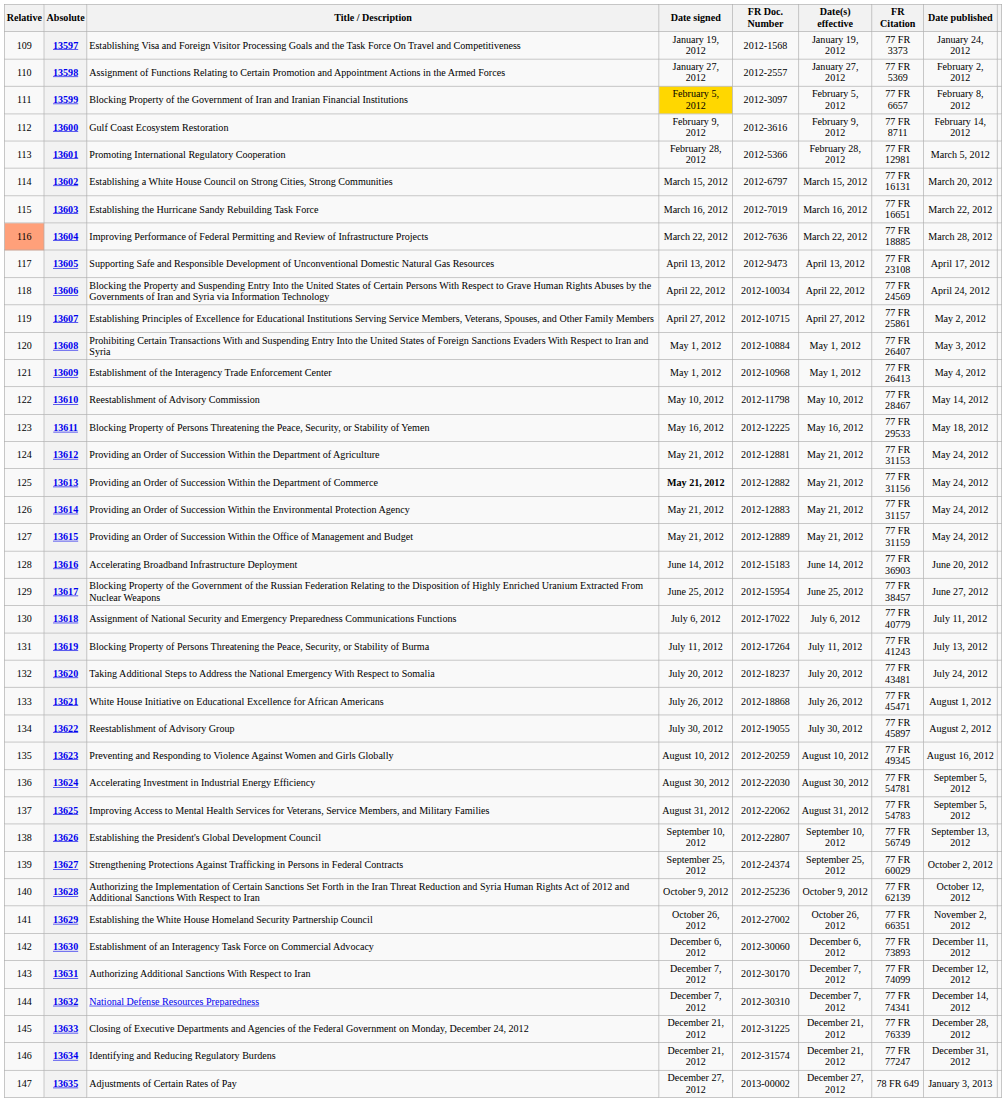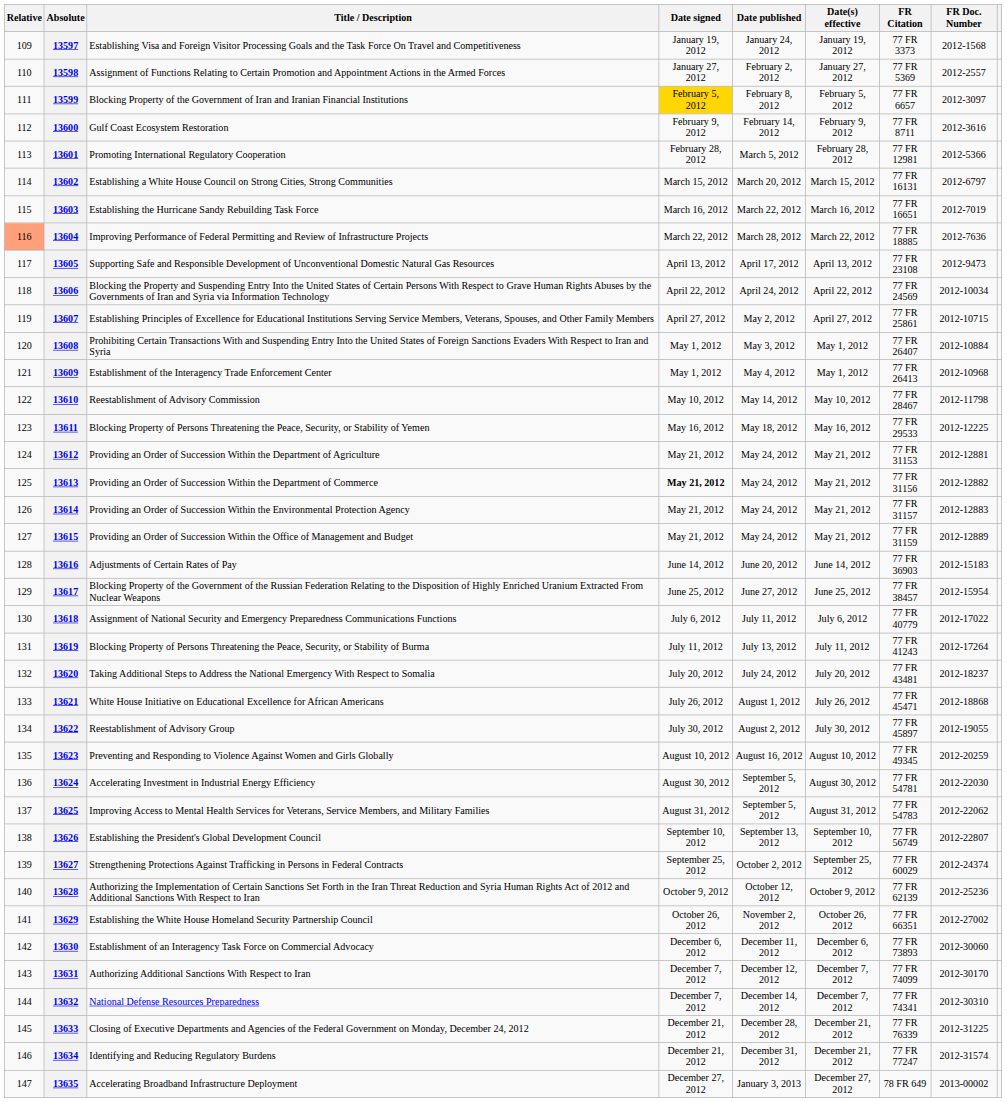columns swapped: (960, 18) <-> (765, 18)
(193, 564) Accelerating Broadband Infrastructure Deployment -> (163, 564) Adjustments of Certain Rates of Pay
(163, 1083) Adjustments of Certain Rates of Pay -> (193, 1083) Accelerating Broadband Infrastructure Deployment
